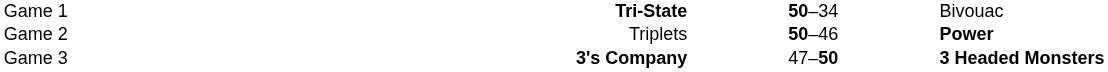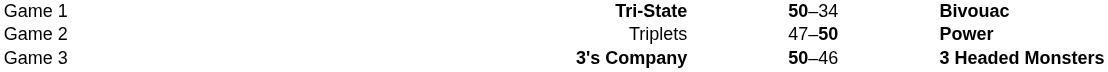(971, 10) normal -> (974, 10) bold
(813, 34) 50–46 -> (813, 34) 47–50
(813, 58) 47–50 -> (813, 58) 50–46
